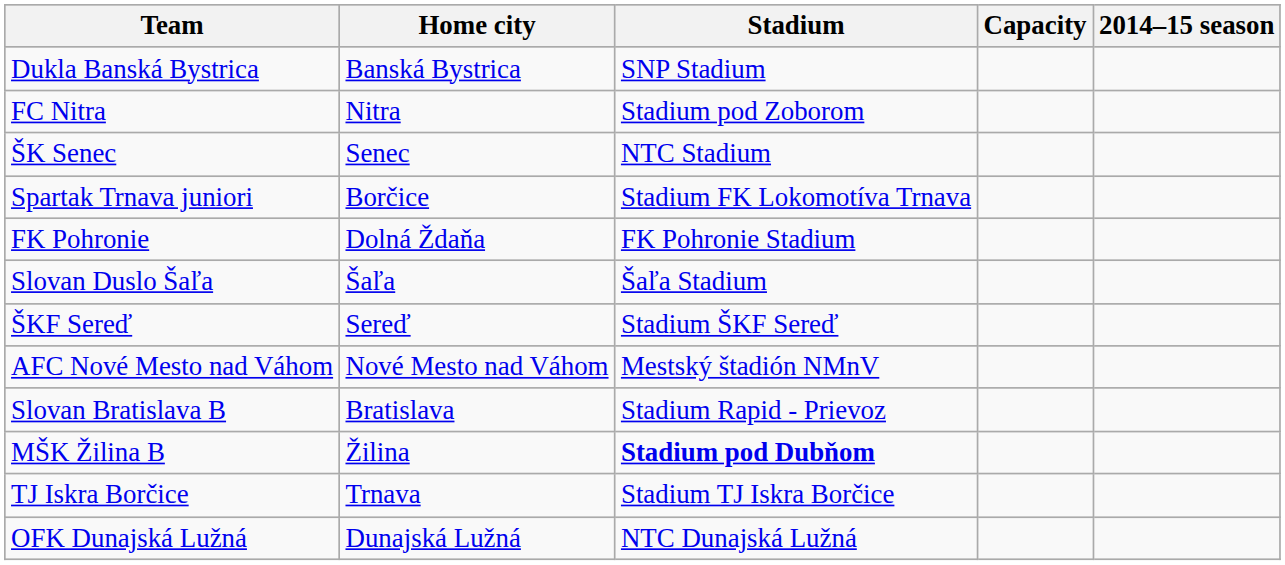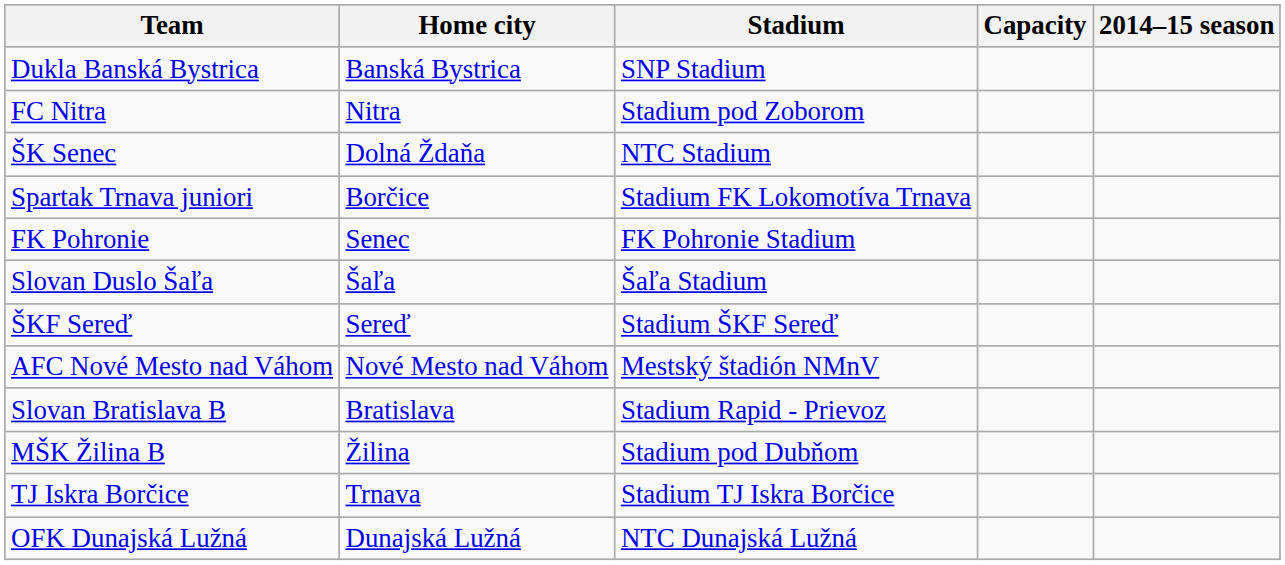(378, 153) Senec -> (415, 153) Dolná Ždaňa
(415, 238) Dolná Ždaňa -> (378, 238) Senec
(748, 452) bold -> (740, 452) normal
